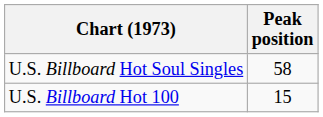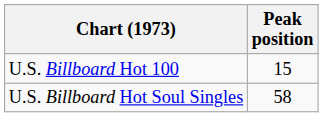rows swapped: (94, 97) <-> (126, 68)
